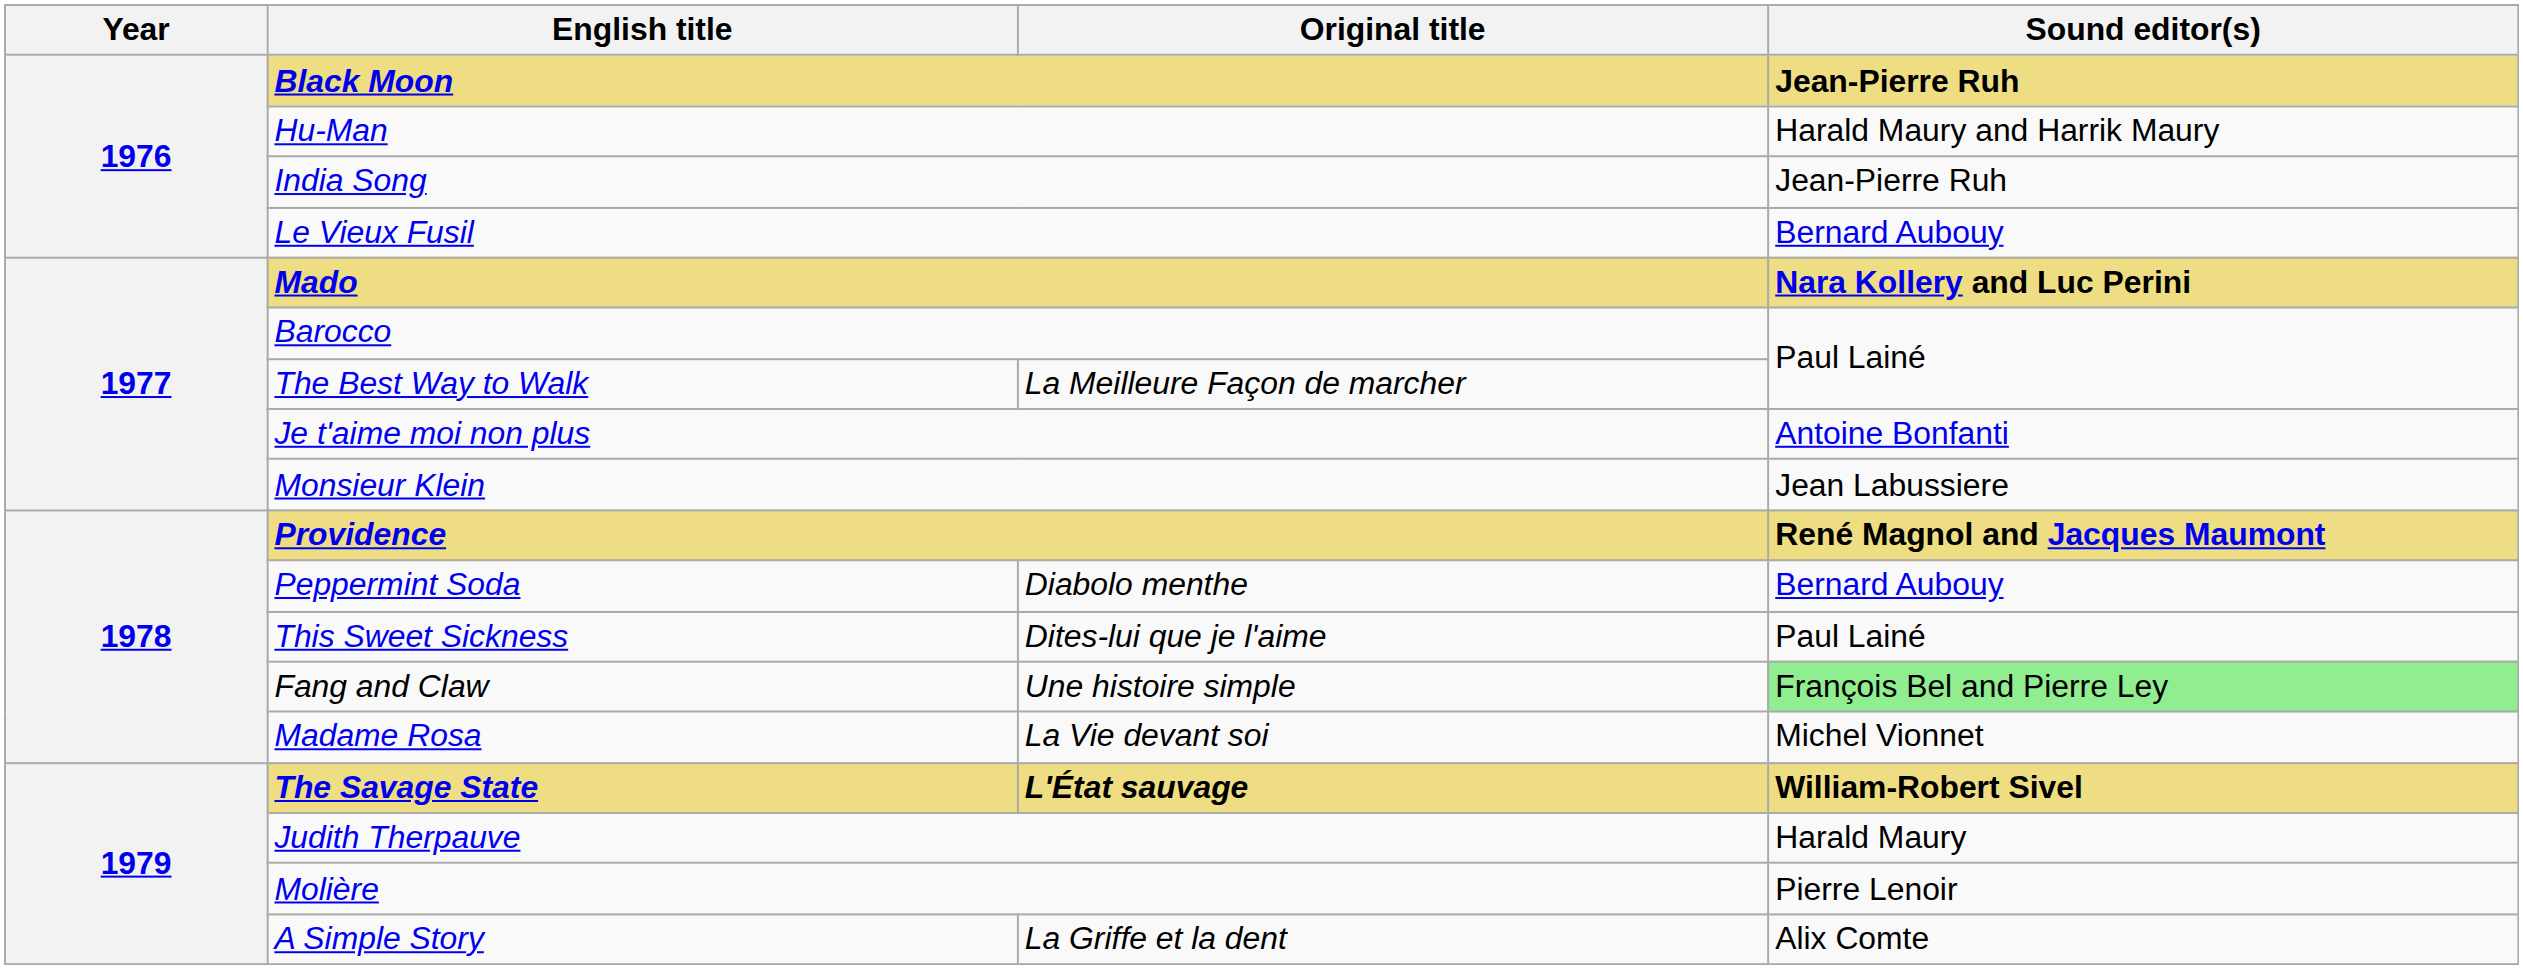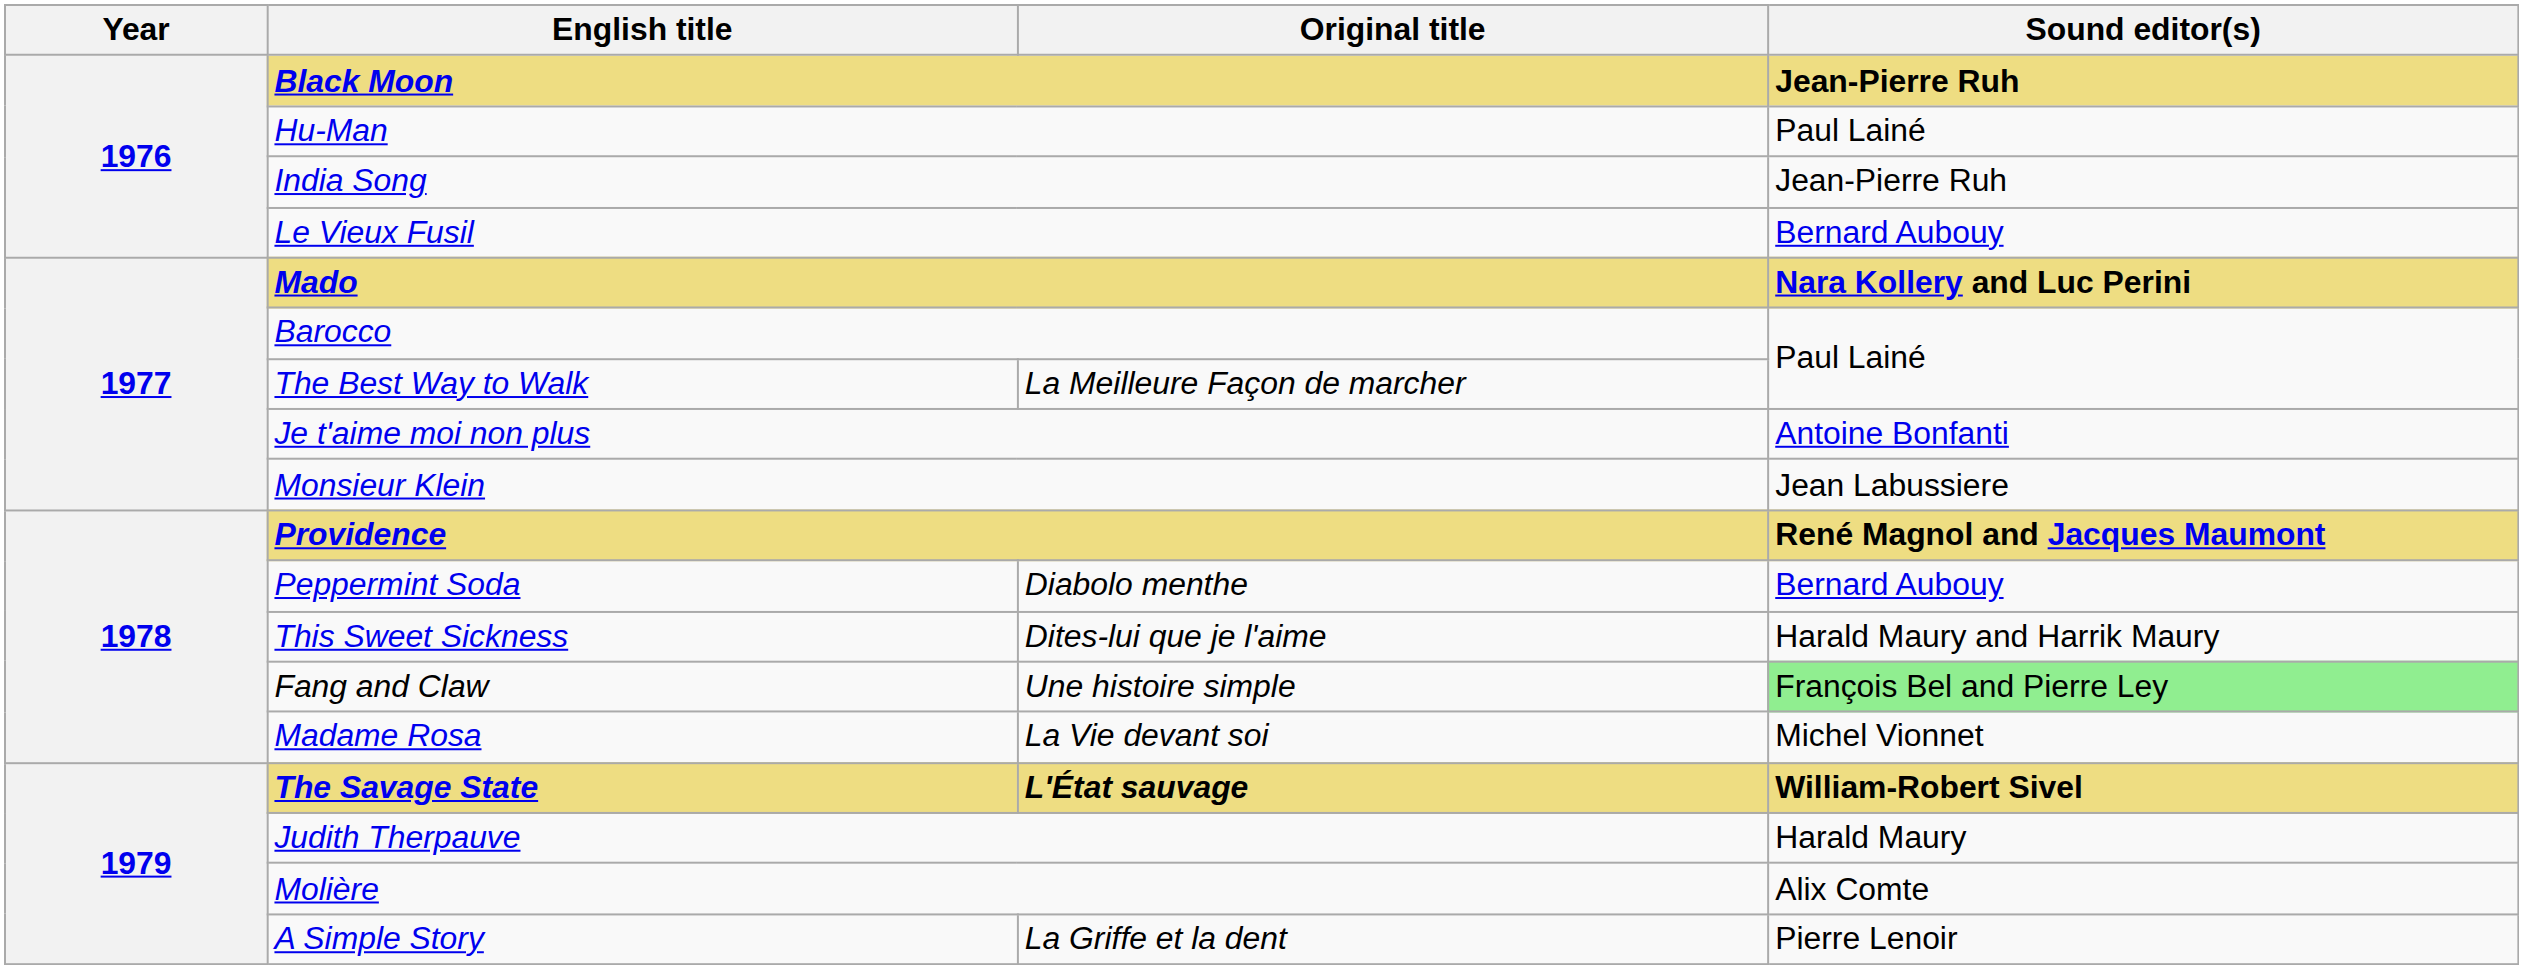(1997, 130) Harald Maury and Harrik Maury -> (1850, 130) Paul Lainé
(1850, 635) Paul Lainé -> (1997, 635) Harald Maury and Harrik Maury
(1866, 888) Pierre Lenoir -> (1852, 888) Alix Comte
(1852, 938) Alix Comte -> (1866, 938) Pierre Lenoir
